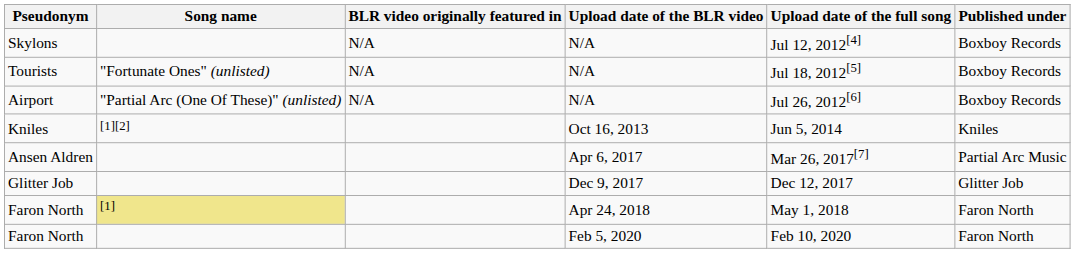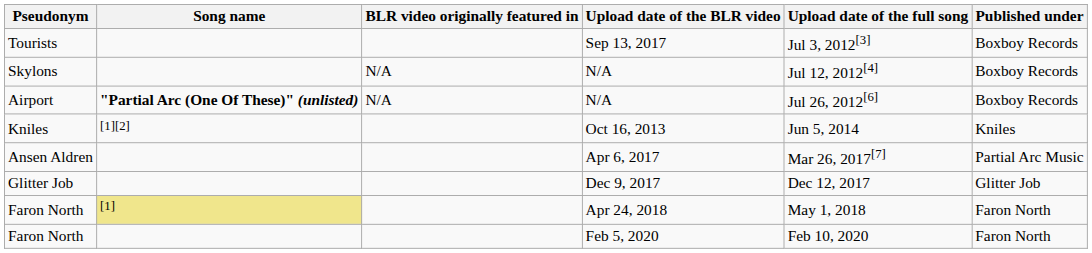+ row: (33, 43)
- row: (33, 71)
(221, 100) normal -> (229, 100) bold
